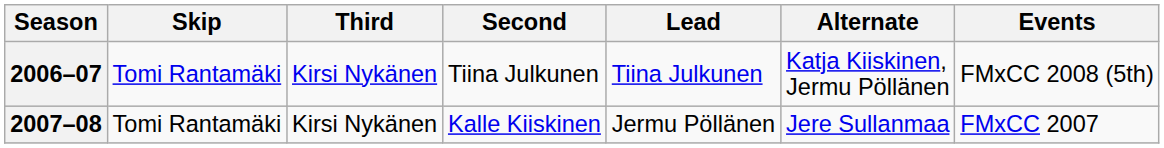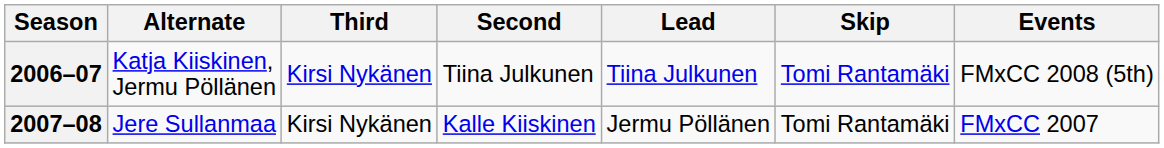columns swapped: (197, 23) <-> (868, 23)
